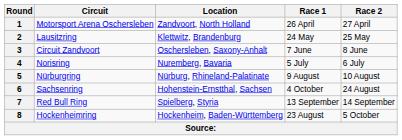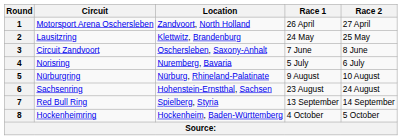(305, 89) 4 October -> (305, 89) 23 August
(305, 115) 23 August -> (305, 115) 4 October
